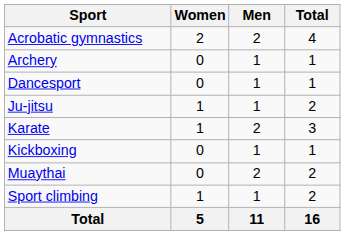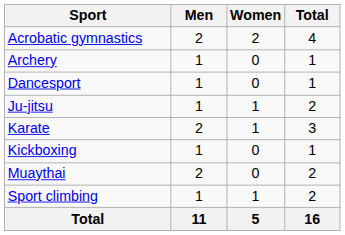columns swapped: (257, 15) <-> (200, 15)
